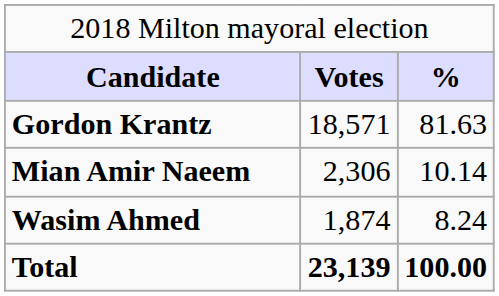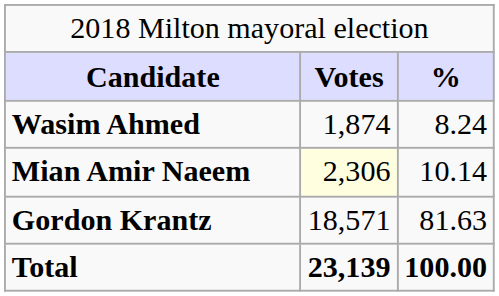rows swapped: (112, 123) <-> (106, 219)
(357, 171) no background -> (357, 171) lightyellow background
